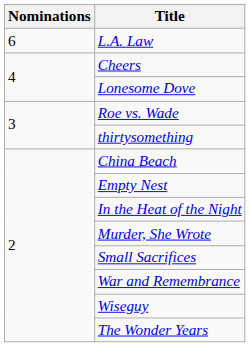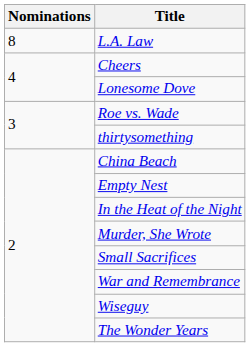(12, 40) 6 -> (12, 40) 8
